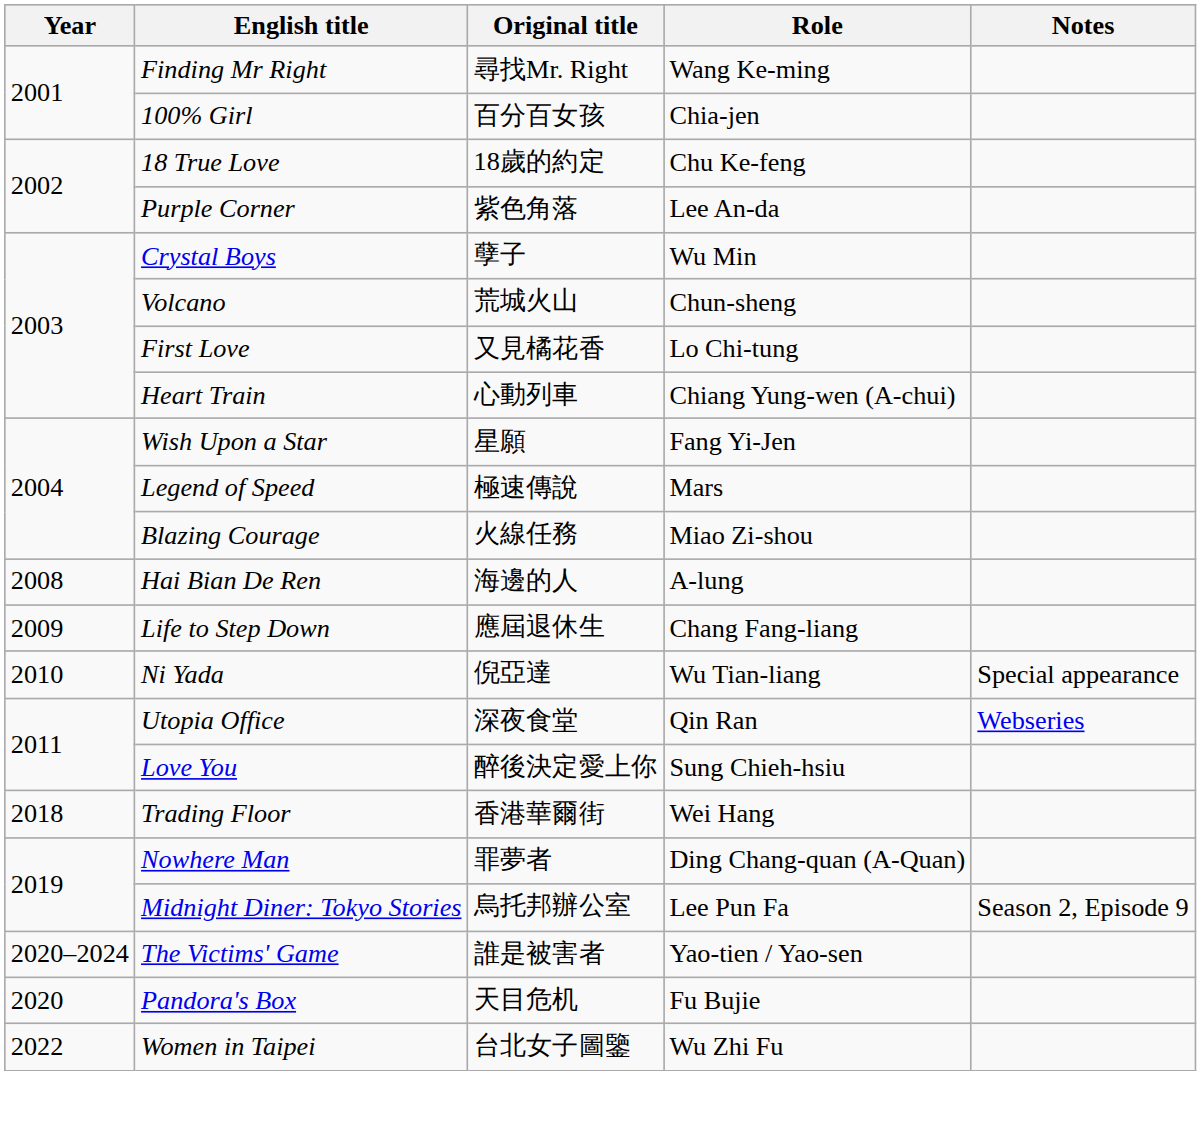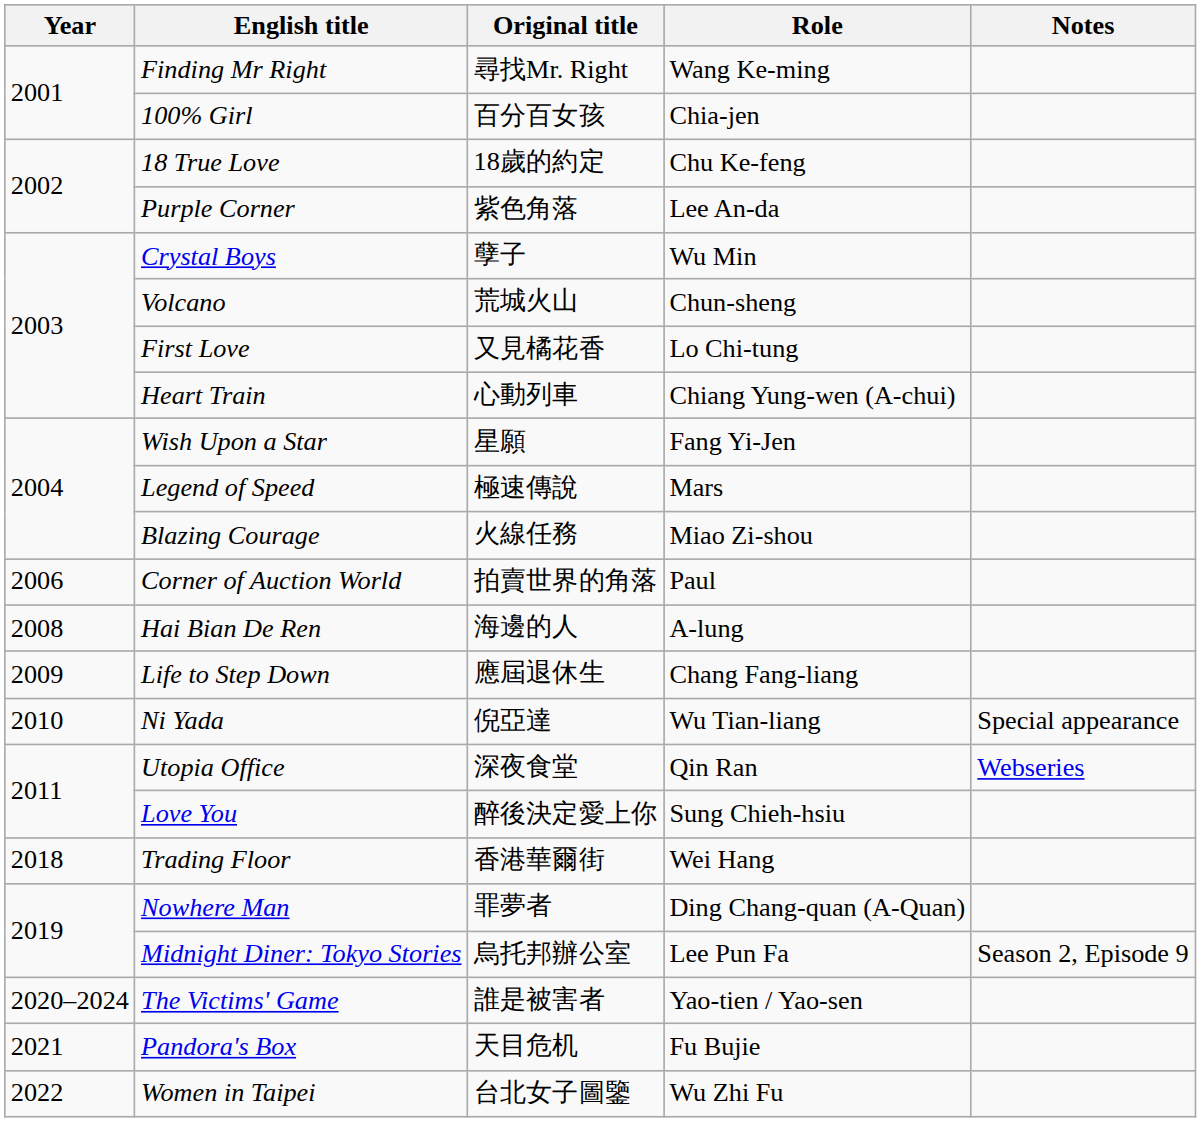+ row: (271, 581)
(37, 1000) 2020 -> (37, 1046) 2021
